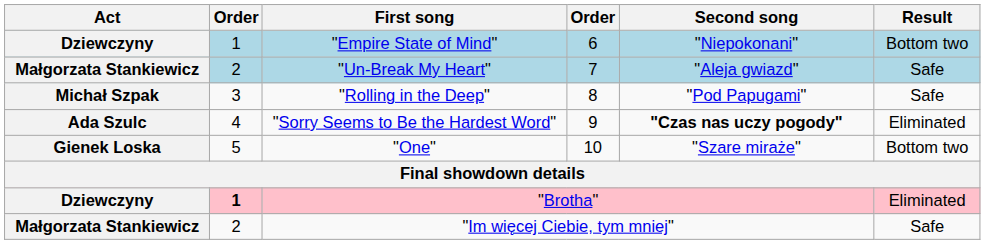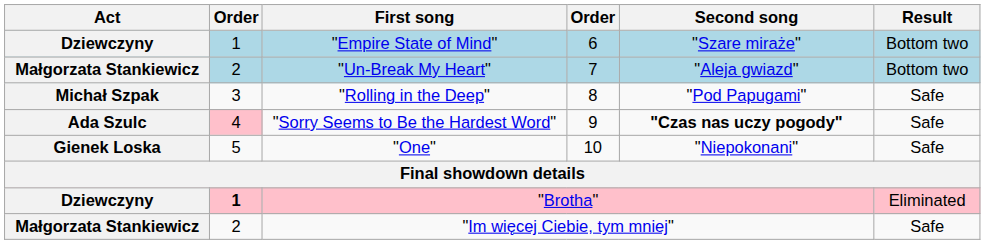(746, 43) "Niepokonani" -> (746, 43) "Szare miraże"
(927, 69) Safe -> (927, 69) Bottom two
(236, 122) no background -> (236, 122) pink background
(927, 122) Eliminated -> (927, 122) Safe
(746, 148) "Szare miraże" -> (746, 148) "Niepokonani"
(927, 148) Bottom two -> (927, 148) Safe
